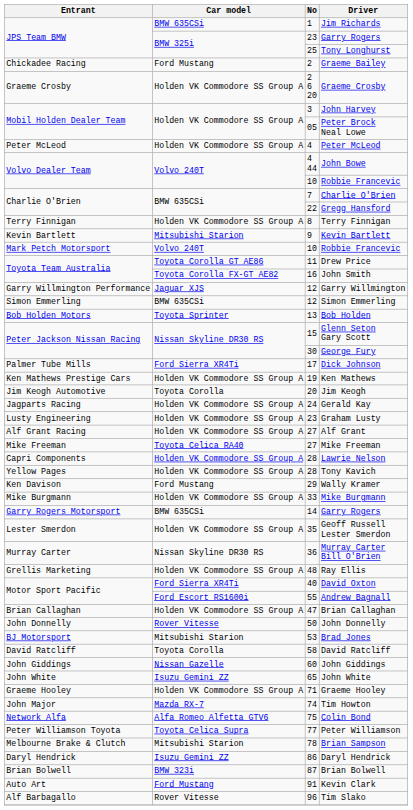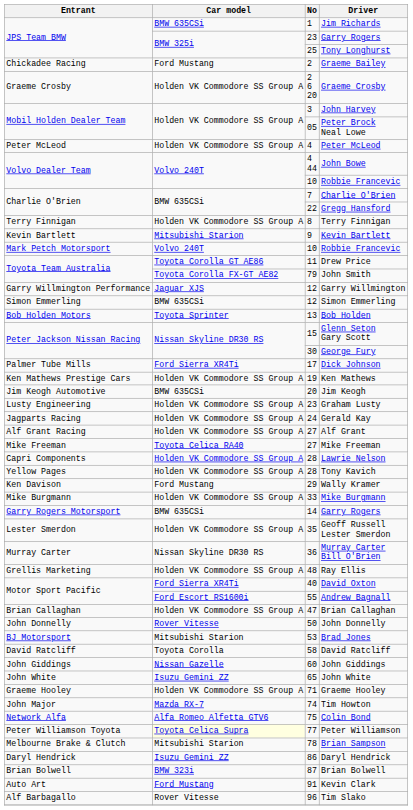(312, 276) 16 -> (312, 276) 79
(189, 392) Toyota Corolla -> (179, 392) BMW 635CSi
rows swapped: (49, 419) <-> (44, 406)
(201, 732) no background -> (201, 732) lightyellow background
